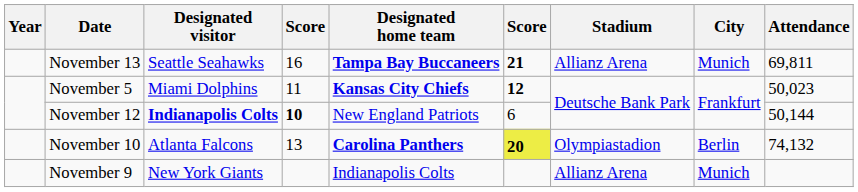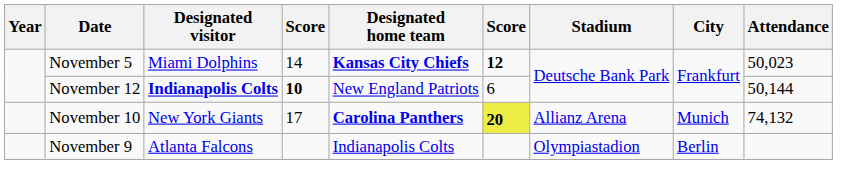- row: (95, 62)
(294, 89) 11 -> (294, 62) 14
(200, 144) Atlanta Falcons -> (206, 117) New York Giants
(294, 144) 13 -> (294, 117) 17
(607, 144) Olympiastadion -> (580, 117) Allianz Arena
(719, 144) Berlin -> (703, 117) Munich
(206, 172) New York Giants -> (200, 146) Atlanta Falcons
(601, 172) Allianz Arena -> (587, 146) Olympiastadion
(724, 172) Munich -> (698, 146) Berlin
